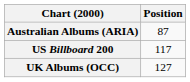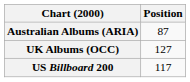rows swapped: (73, 67) <-> (73, 49)
